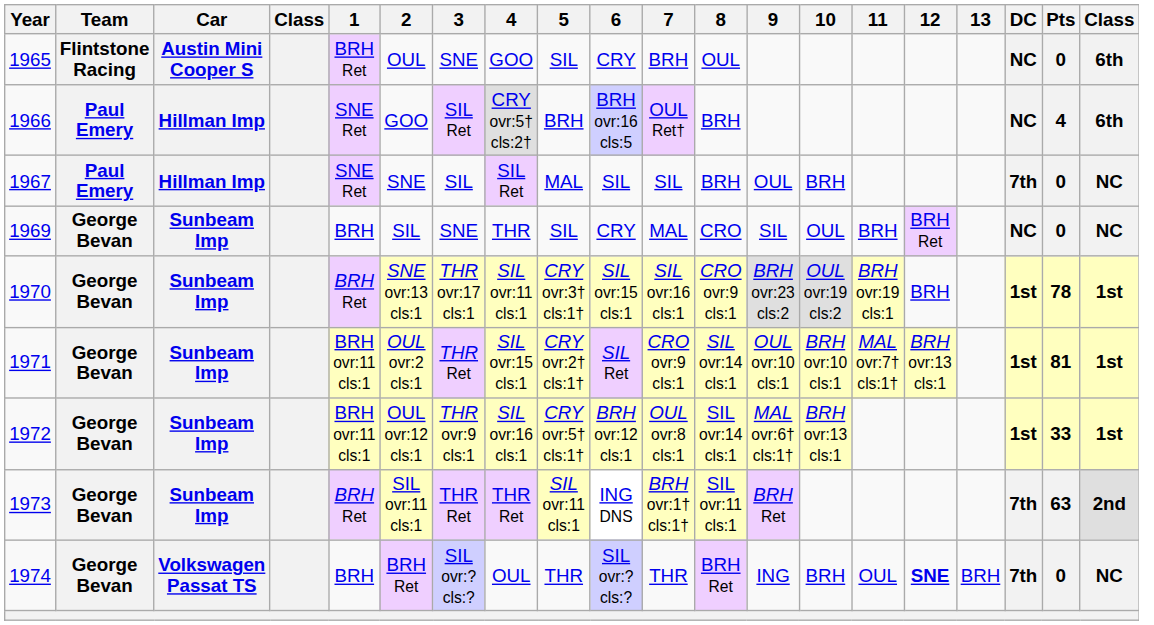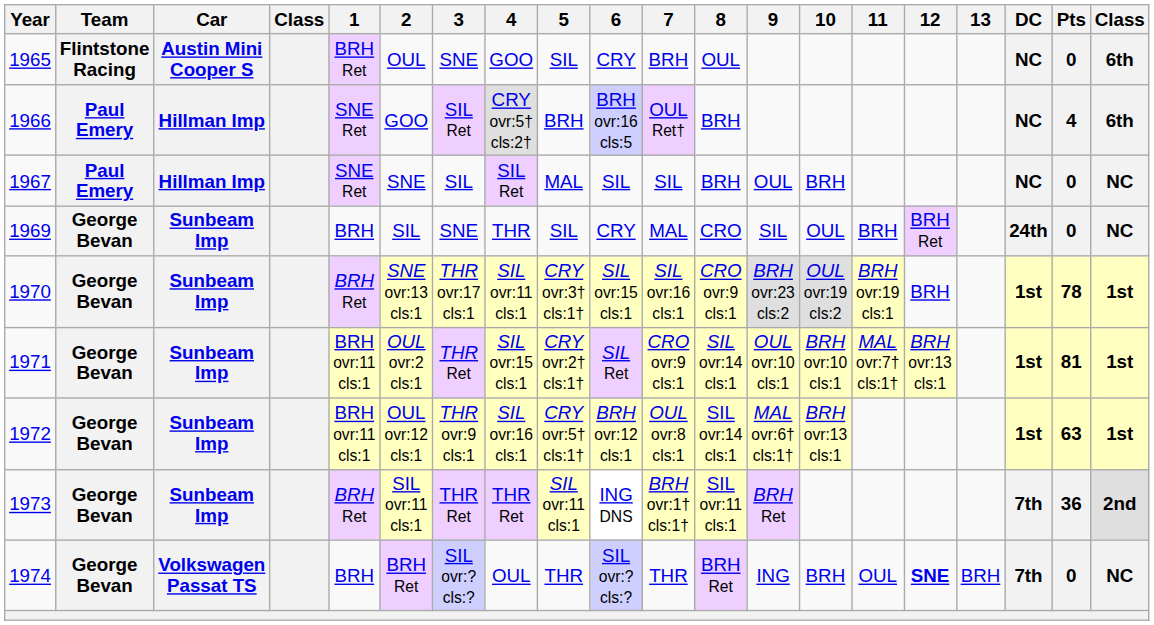(1023, 180) 7th -> (1028, 180) NC
(1023, 231) NC -> (1028, 231) 24th
(1061, 433) 33 -> (1071, 433) 63
(1061, 504) 63 -> (1071, 504) 36
